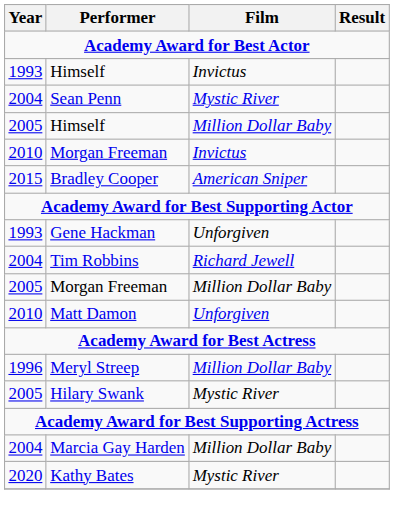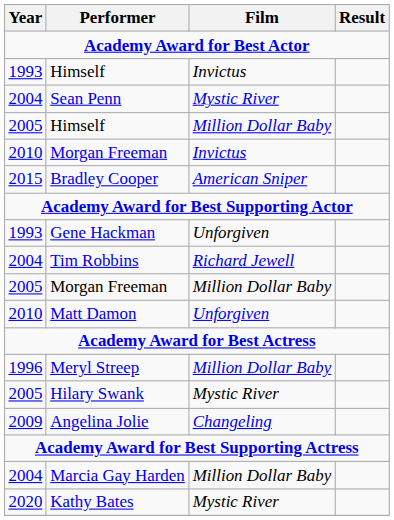+ row: (25, 421)
